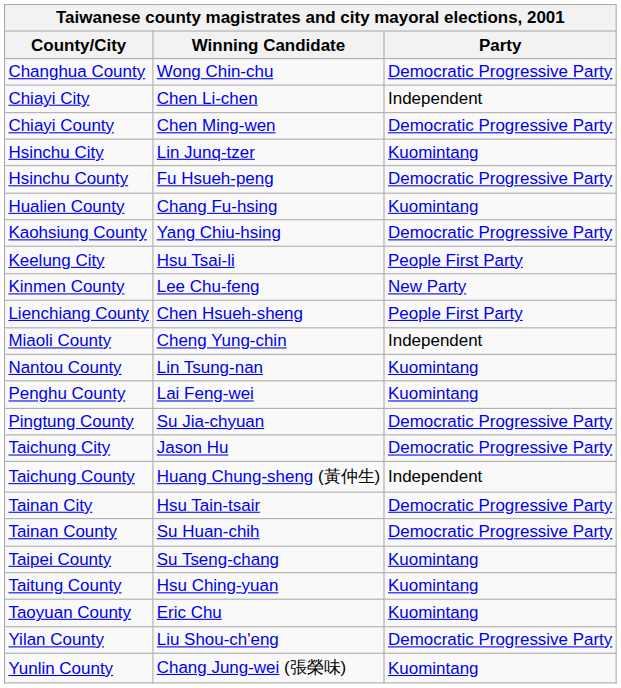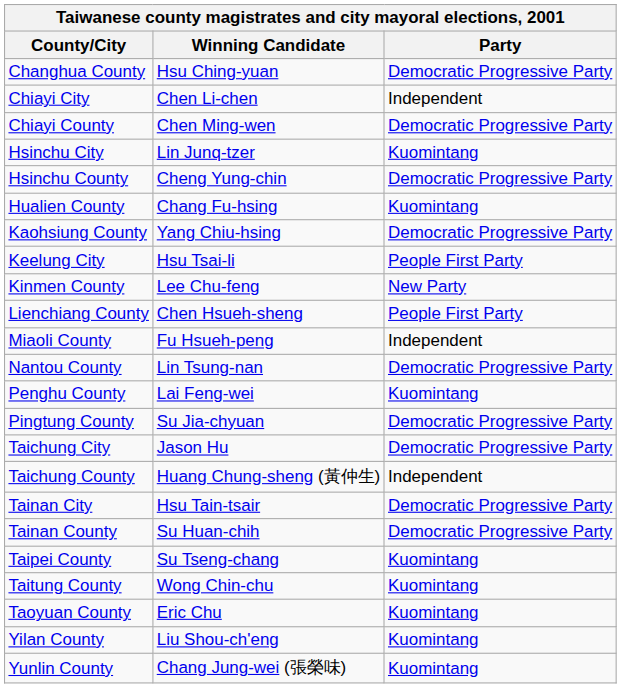(215, 71) Wong Chin-chu -> (218, 71) Hsu Ching-yuan
(215, 179) Fu Hsueh-peng -> (222, 179) Cheng Yung-chin
(222, 340) Cheng Yung-chin -> (215, 340) Fu Hsueh-peng
(433, 367) Kuomintang -> (500, 367) Democratic Progressive Party
(218, 585) Hsu Ching-yuan -> (215, 585) Wong Chin-chu
(500, 639) Democratic Progressive Party -> (433, 639) Kuomintang
